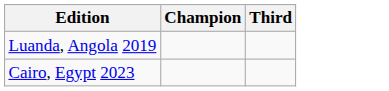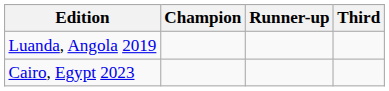+ column: (289, 18)
